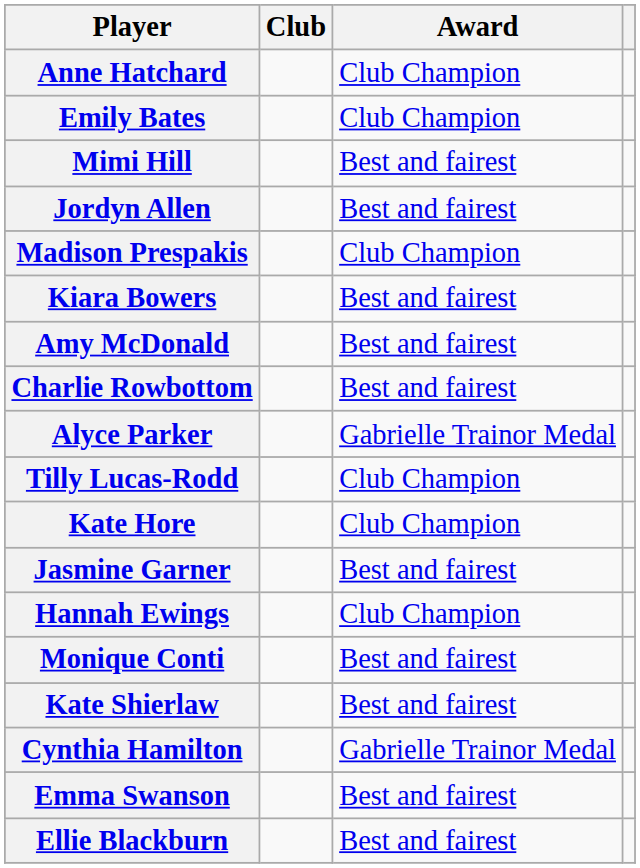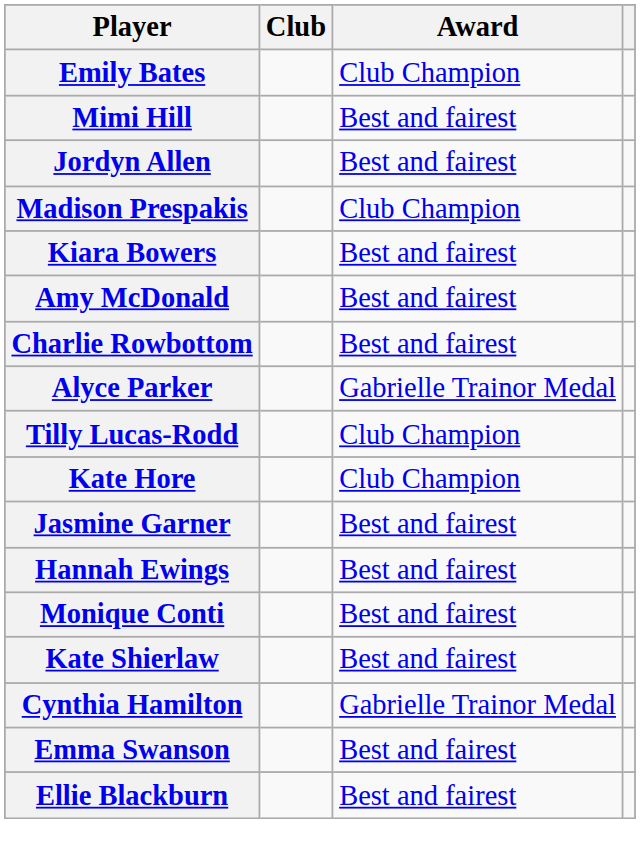- row: (132, 72)
(430, 614) Club Champion -> (428, 569) Best and fairest
